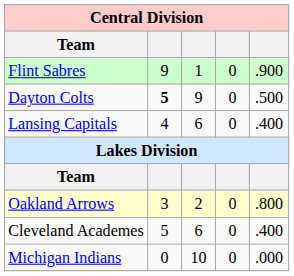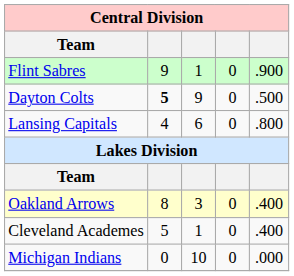(269, 124) .400 -> (269, 124) .800
(164, 203) 3 -> (164, 203) 8
(198, 203) 2 -> (198, 203) 3
(269, 203) .800 -> (269, 203) .400
(198, 230) 6 -> (198, 230) 1
